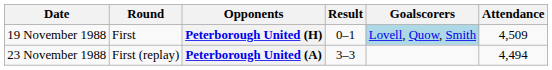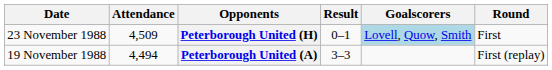columns swapped: (146, 14) <-> (513, 14)
(57, 34) 19 November 1988 -> (57, 34) 23 November 1988
(57, 55) 23 November 1988 -> (57, 55) 19 November 1988
